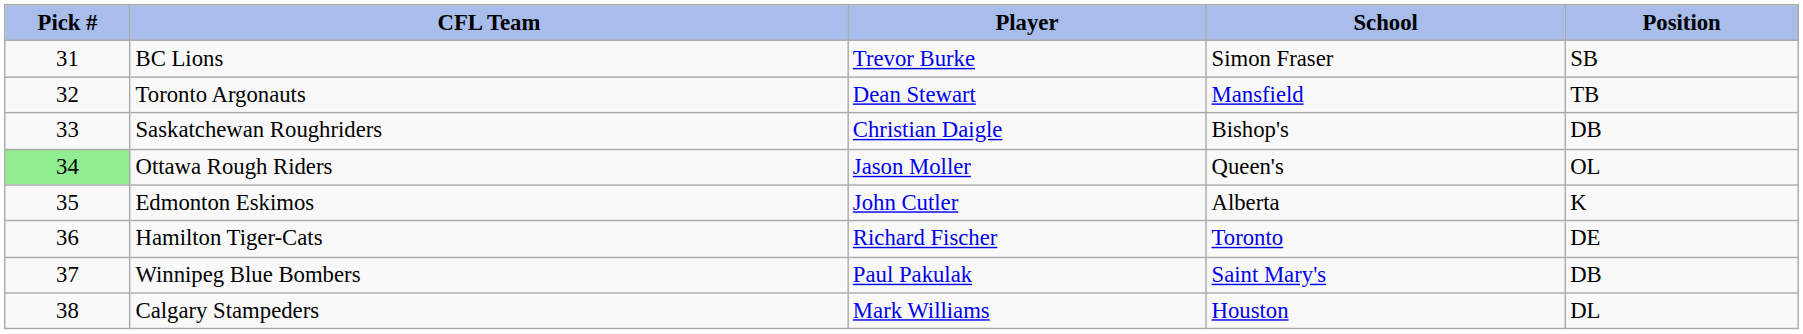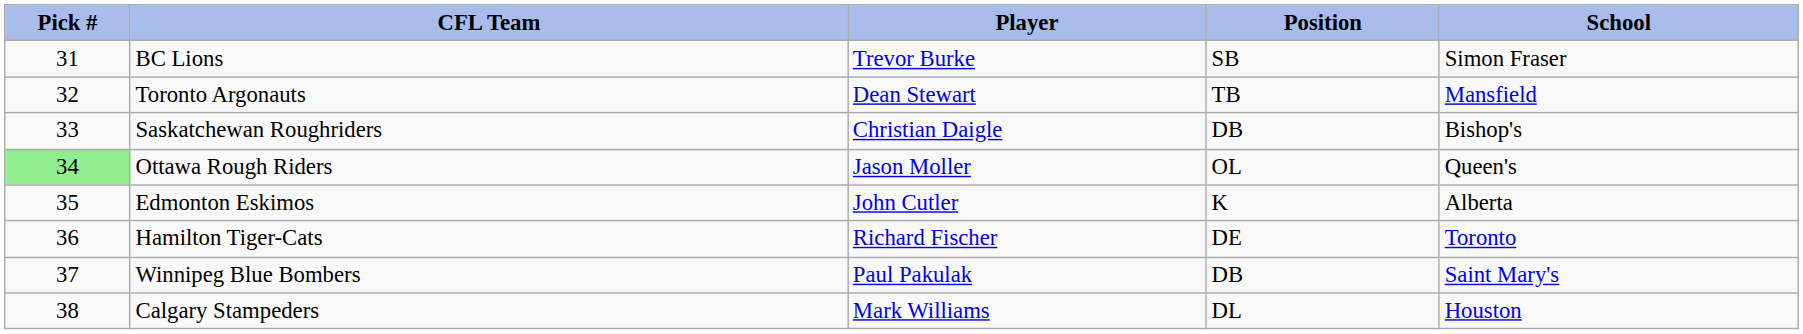columns swapped: (1682, 22) <-> (1386, 22)
